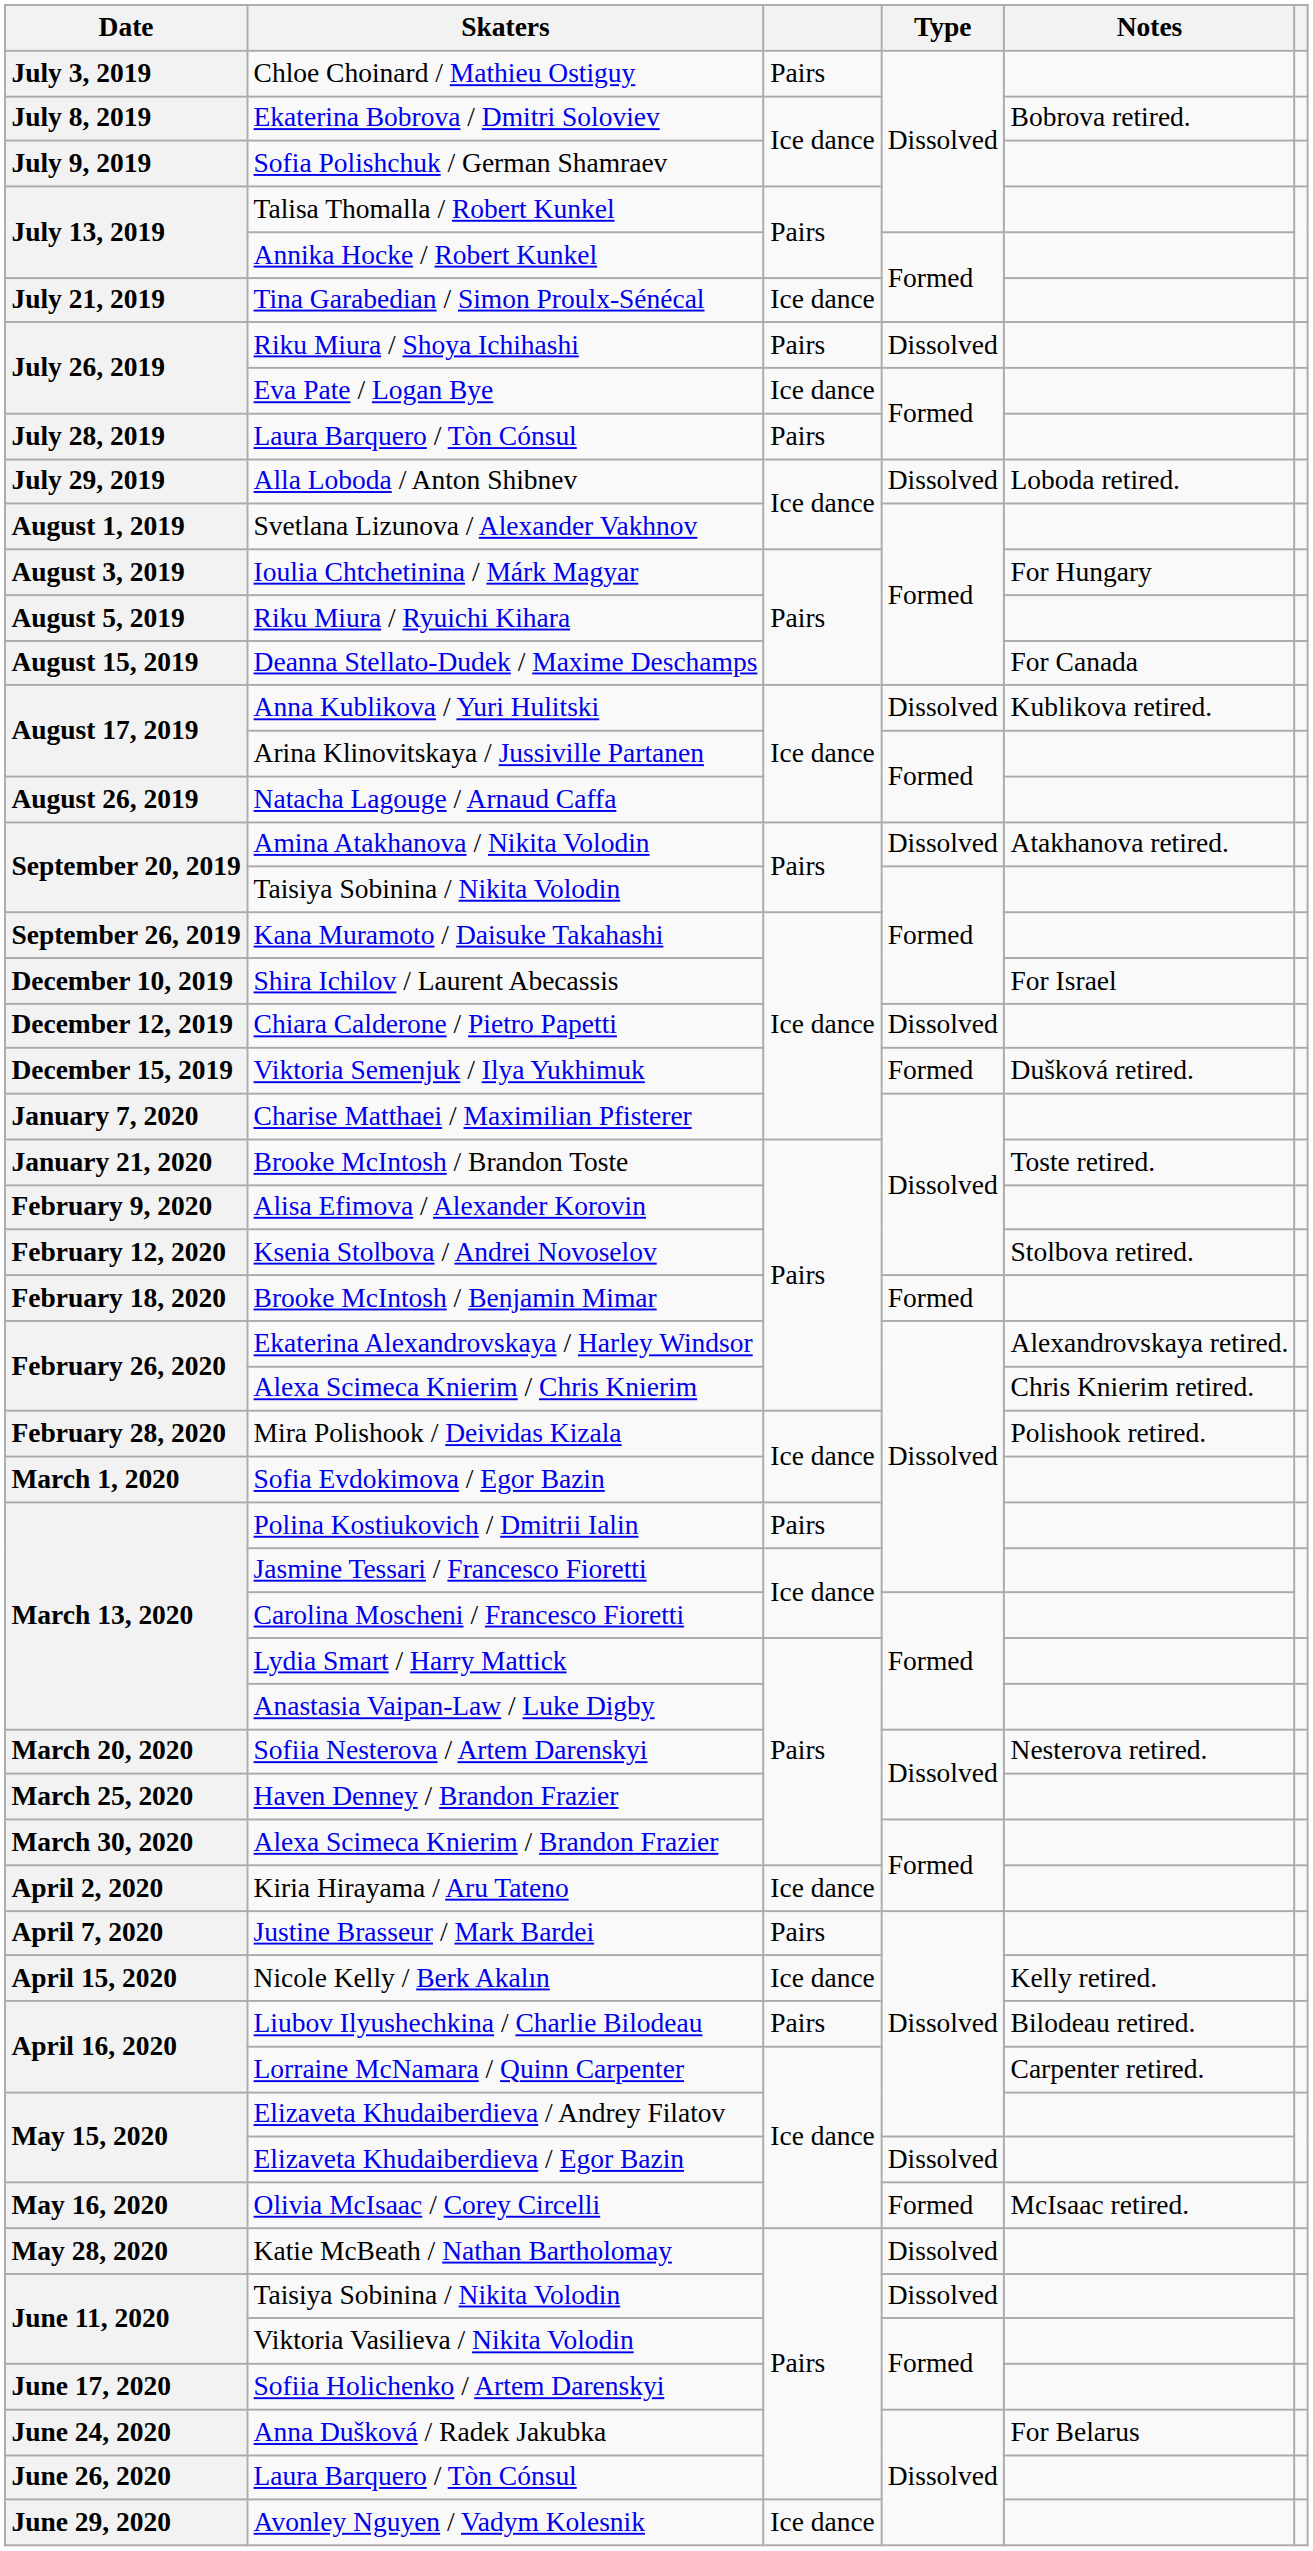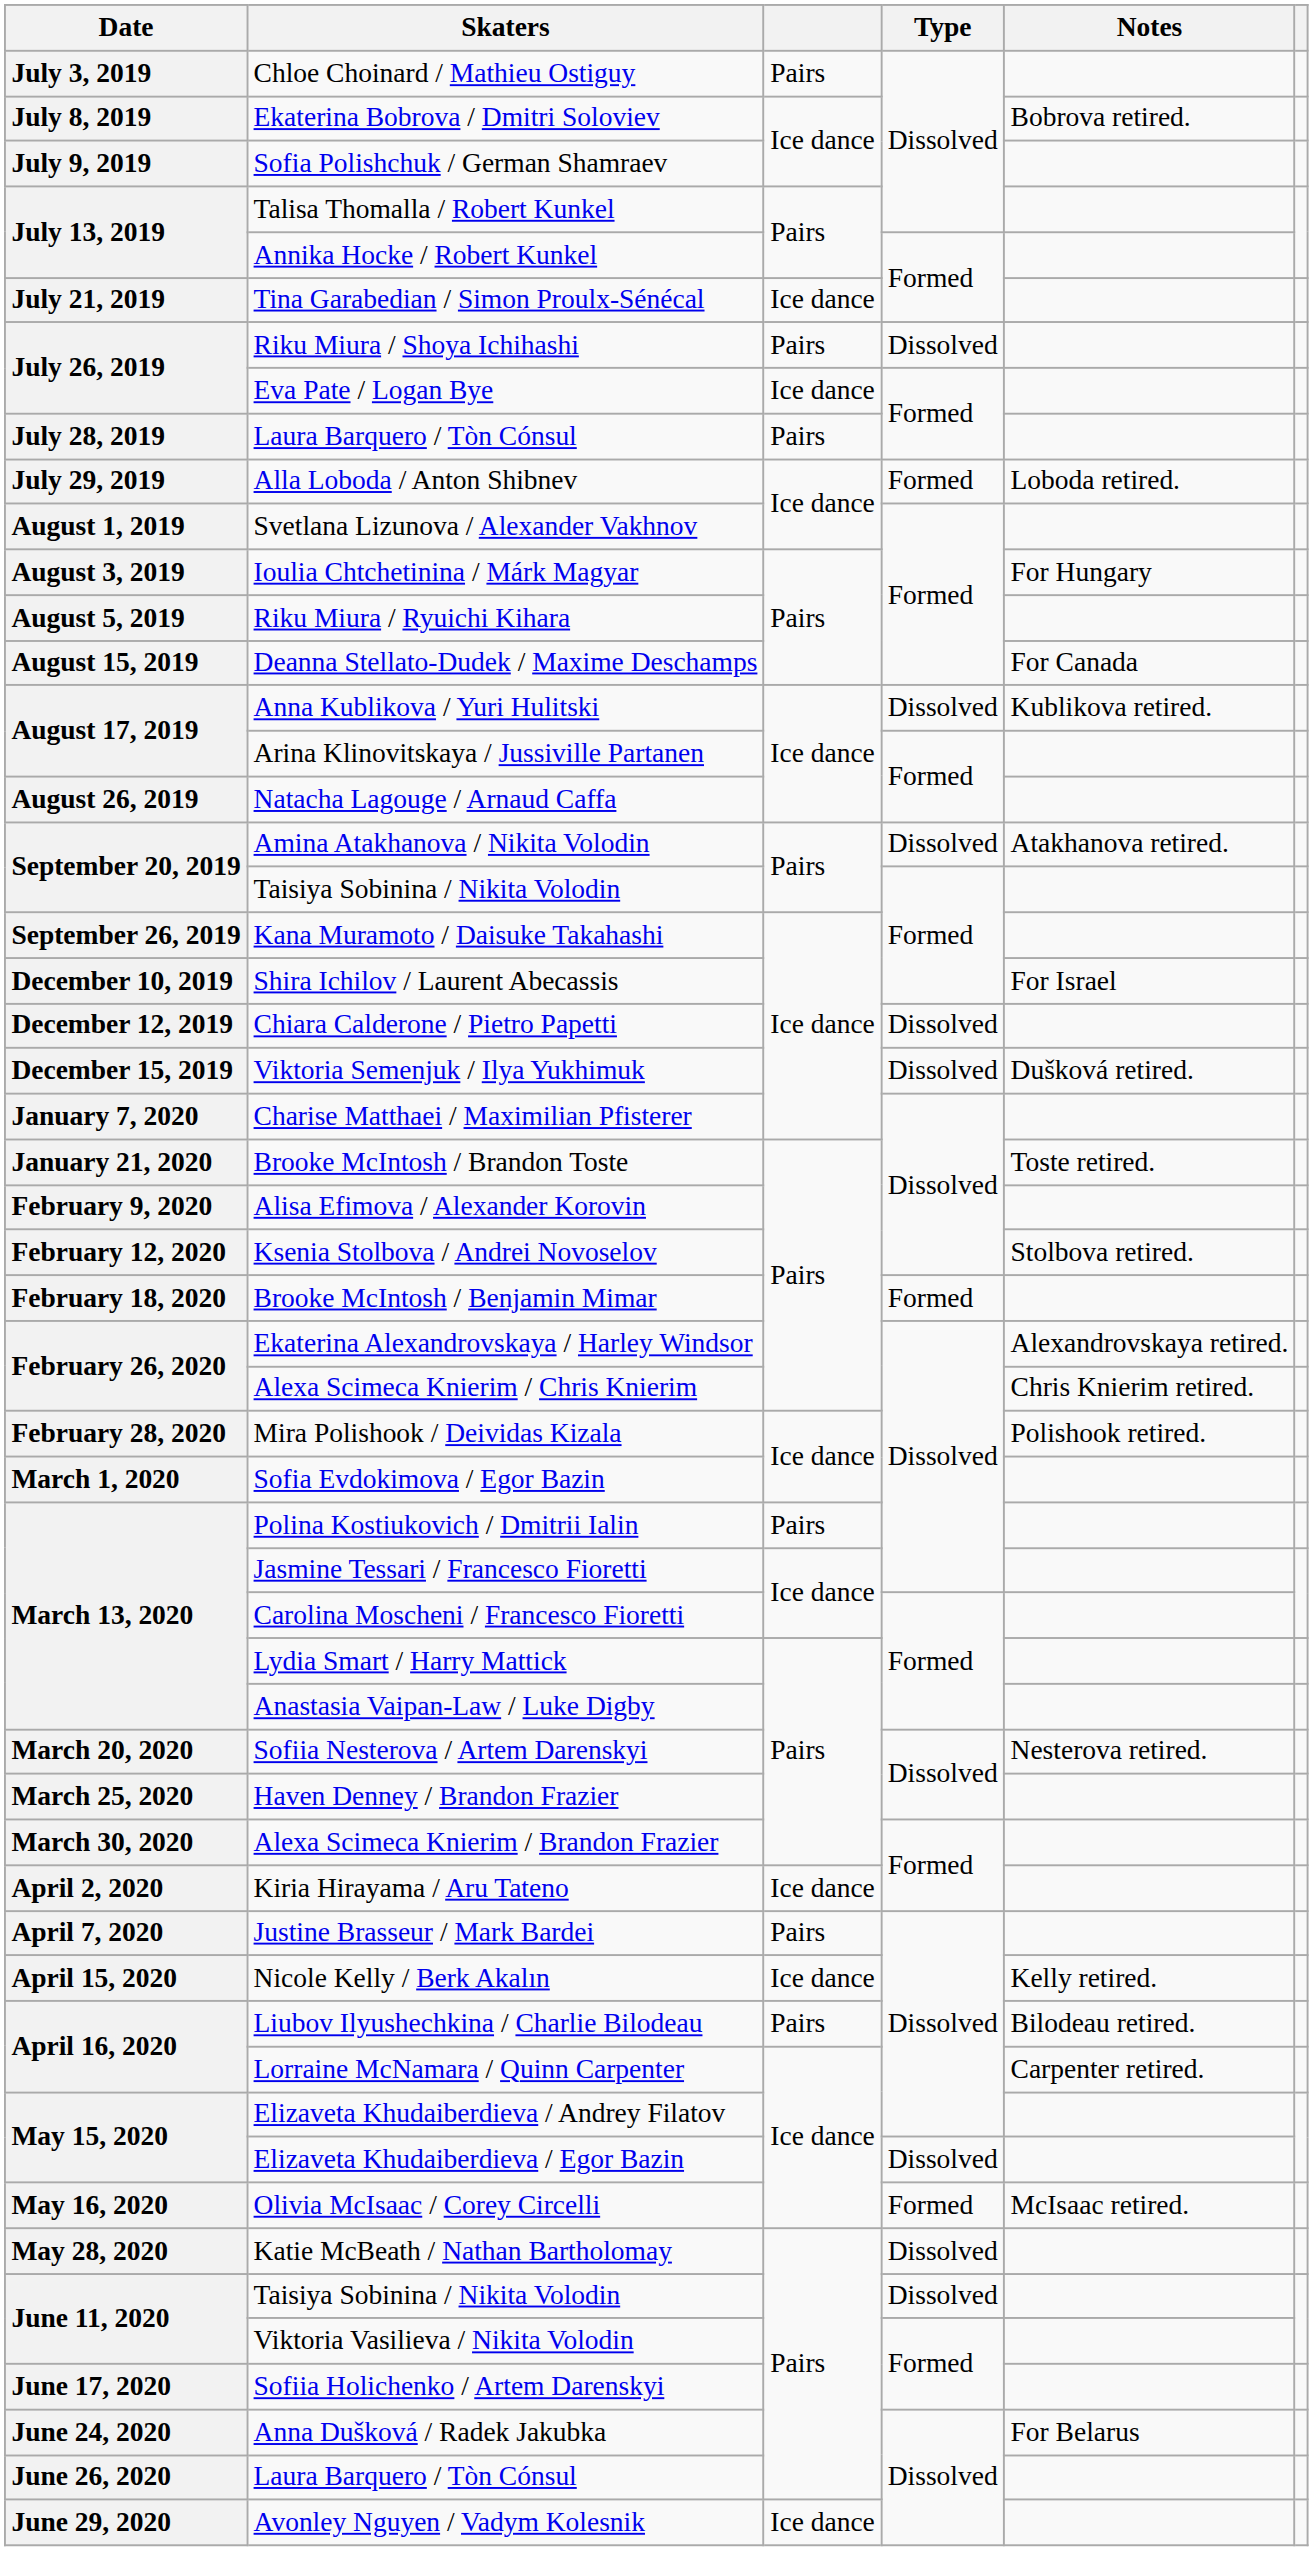(943, 481) Dissolved -> (930, 481) Formed
(930, 1070) Formed -> (943, 1070) Dissolved
